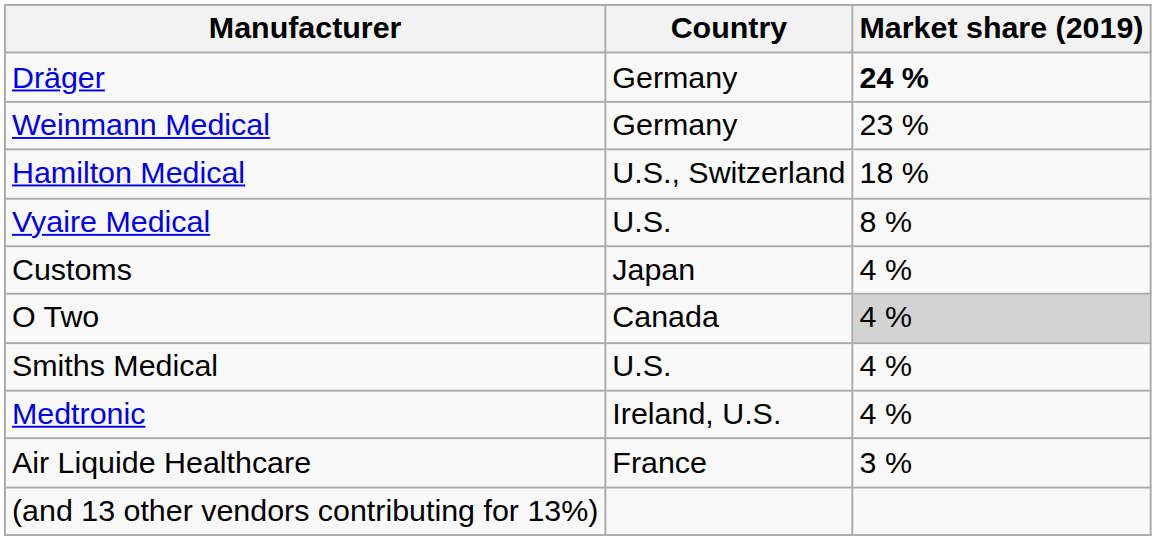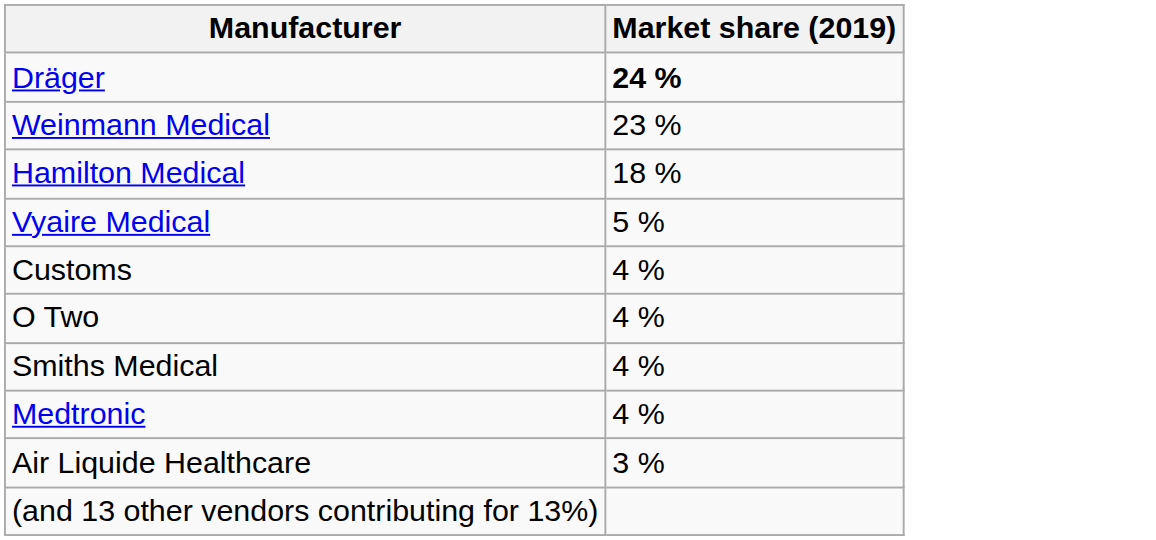- column: (729, 28)
(886, 221) 8 % -> (639, 221) 5 %
(886, 317) lightgrey background -> (639, 317) no background
